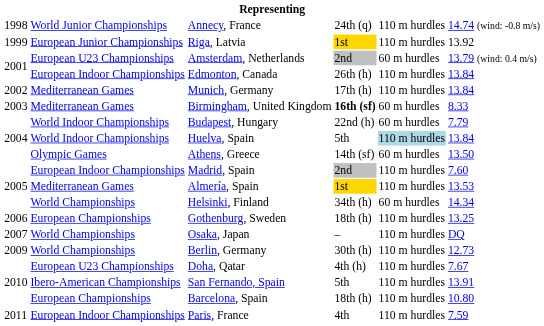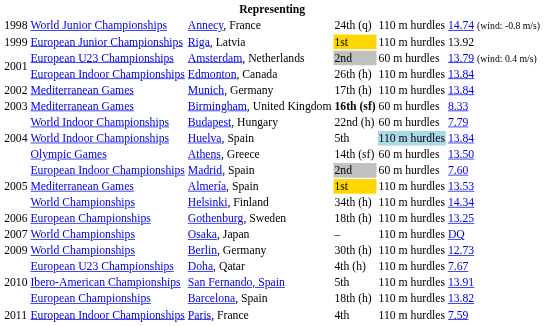(412, 170) 110 m hurdles -> (409, 170) 60 m hurdles
(409, 202) 60 m hurdles -> (412, 202) 110 m hurdles
(461, 298) 10.80 -> (461, 298) 13.82
